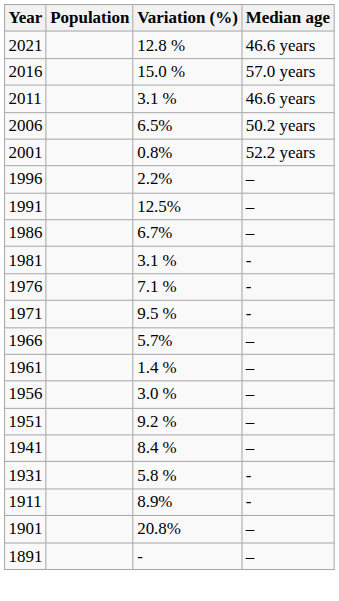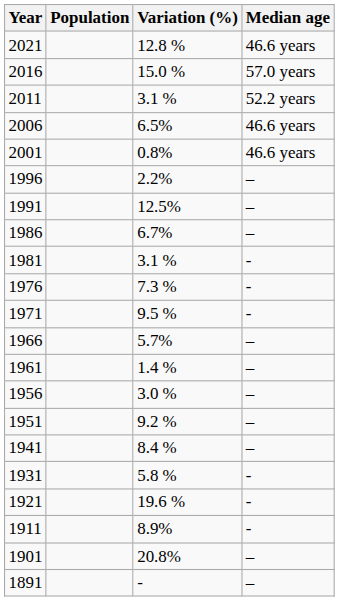(281, 98) 46.6 years -> (281, 98) 52.2 years
(281, 125) 50.2 years -> (281, 125) 46.6 years
(281, 152) 52.2 years -> (281, 152) 46.6 years
(157, 286) 7.1 % -> (157, 286) 7.3 %
+ row: (25, 502)
